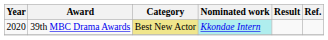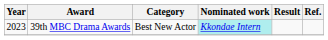(16, 27) 2020 -> (16, 27) 2023
(165, 27) khaki background -> (165, 27) no background
